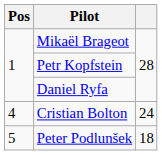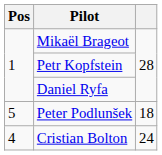rows swapped: (82, 114) <-> (85, 138)
